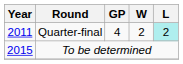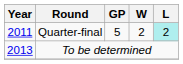(117, 32) 4 -> (117, 32) 5
(20, 50) 2015 -> (20, 50) 2013
